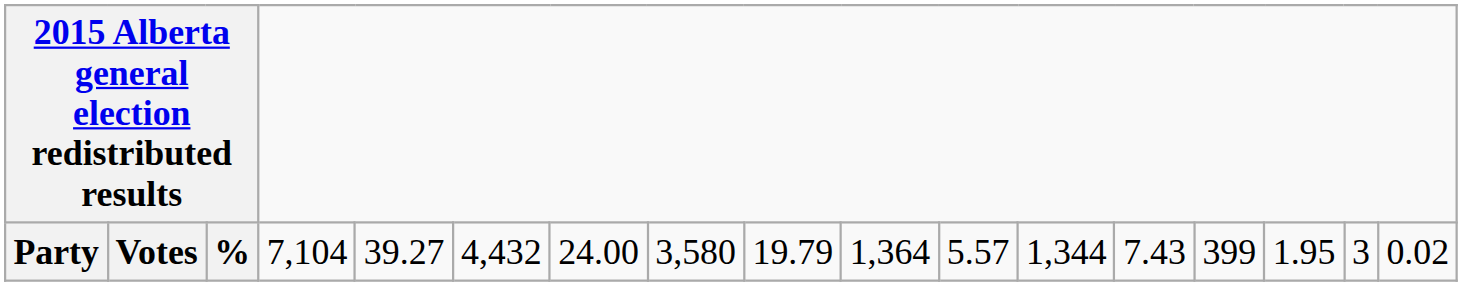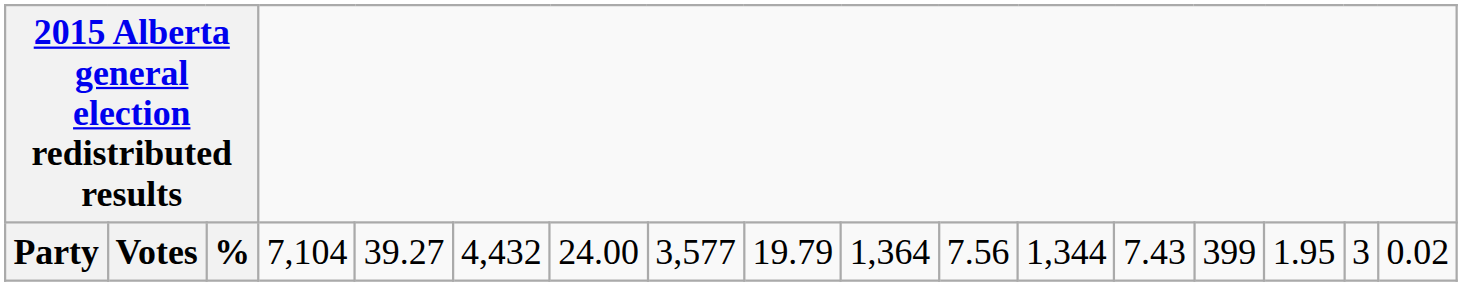(696, 251) 3,580 -> (696, 251) 3,577
(978, 251) 5.57 -> (978, 251) 7.56
